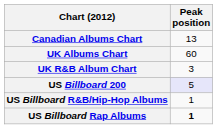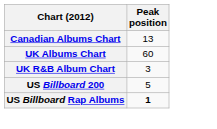(191, 85) lavender background -> (148, 85) no background
- row: (87, 100)
